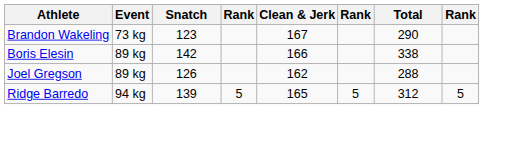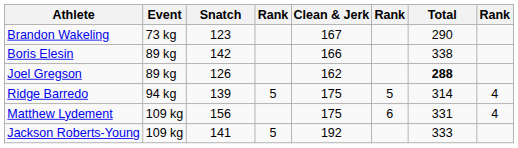(408, 74) normal -> (442, 74) bold
(297, 94) 165 -> (331, 94) 175
(408, 94) 312 -> (442, 94) 314
(461, 94) 5 -> (495, 94) 4
+ row: (60, 114)
+ row: (74, 133)
